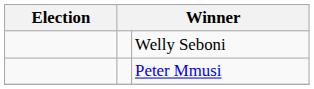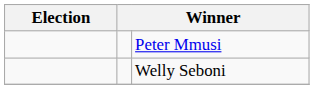rows swapped: (180, 44) <-> (178, 71)
